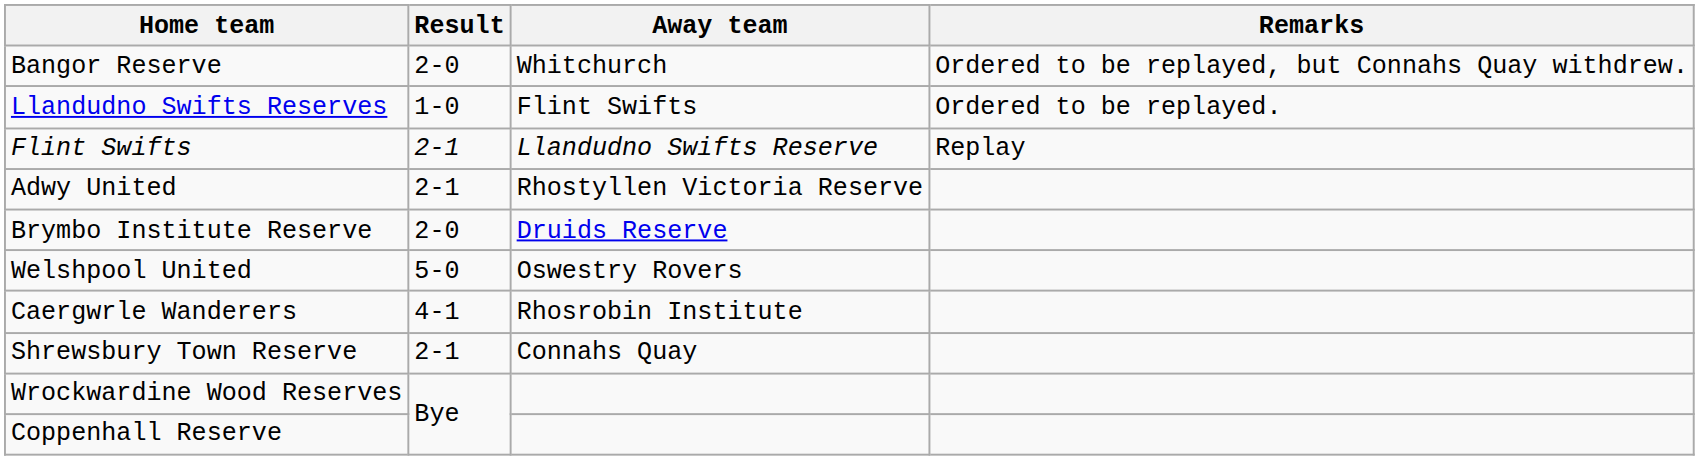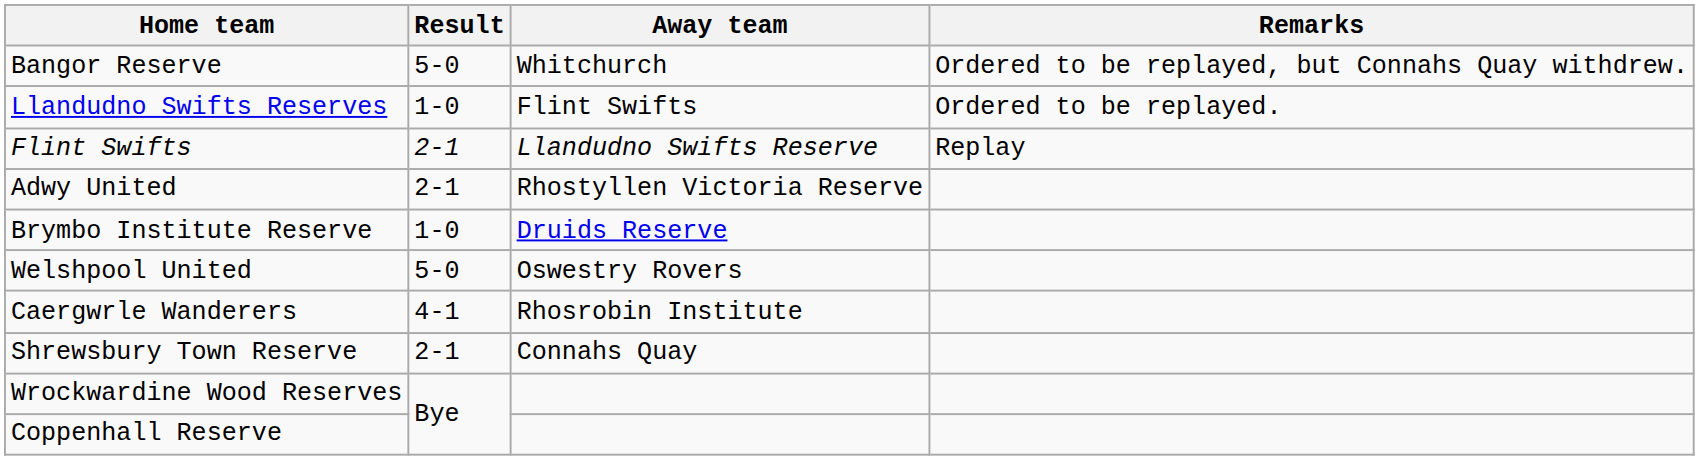(437, 66) 2-0 -> (437, 66) 5-0
(437, 230) 2-0 -> (437, 230) 1-0
